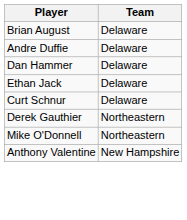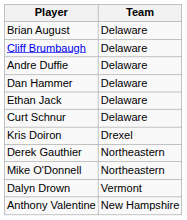+ row: (46, 48)
+ row: (34, 135)
+ row: (38, 188)
